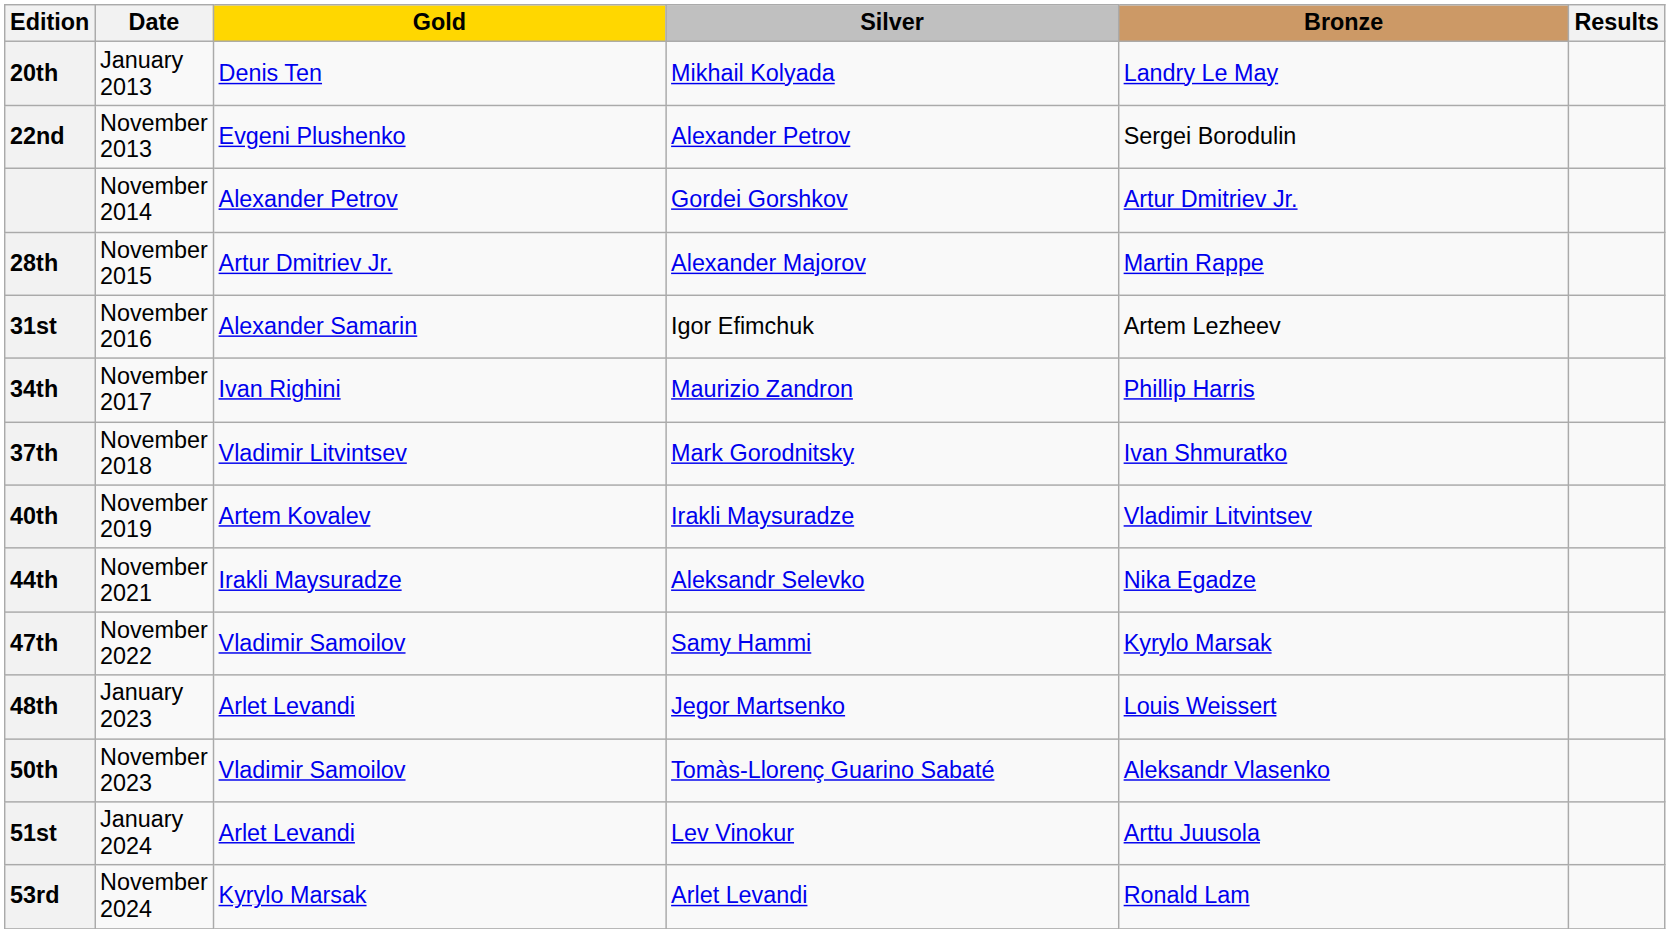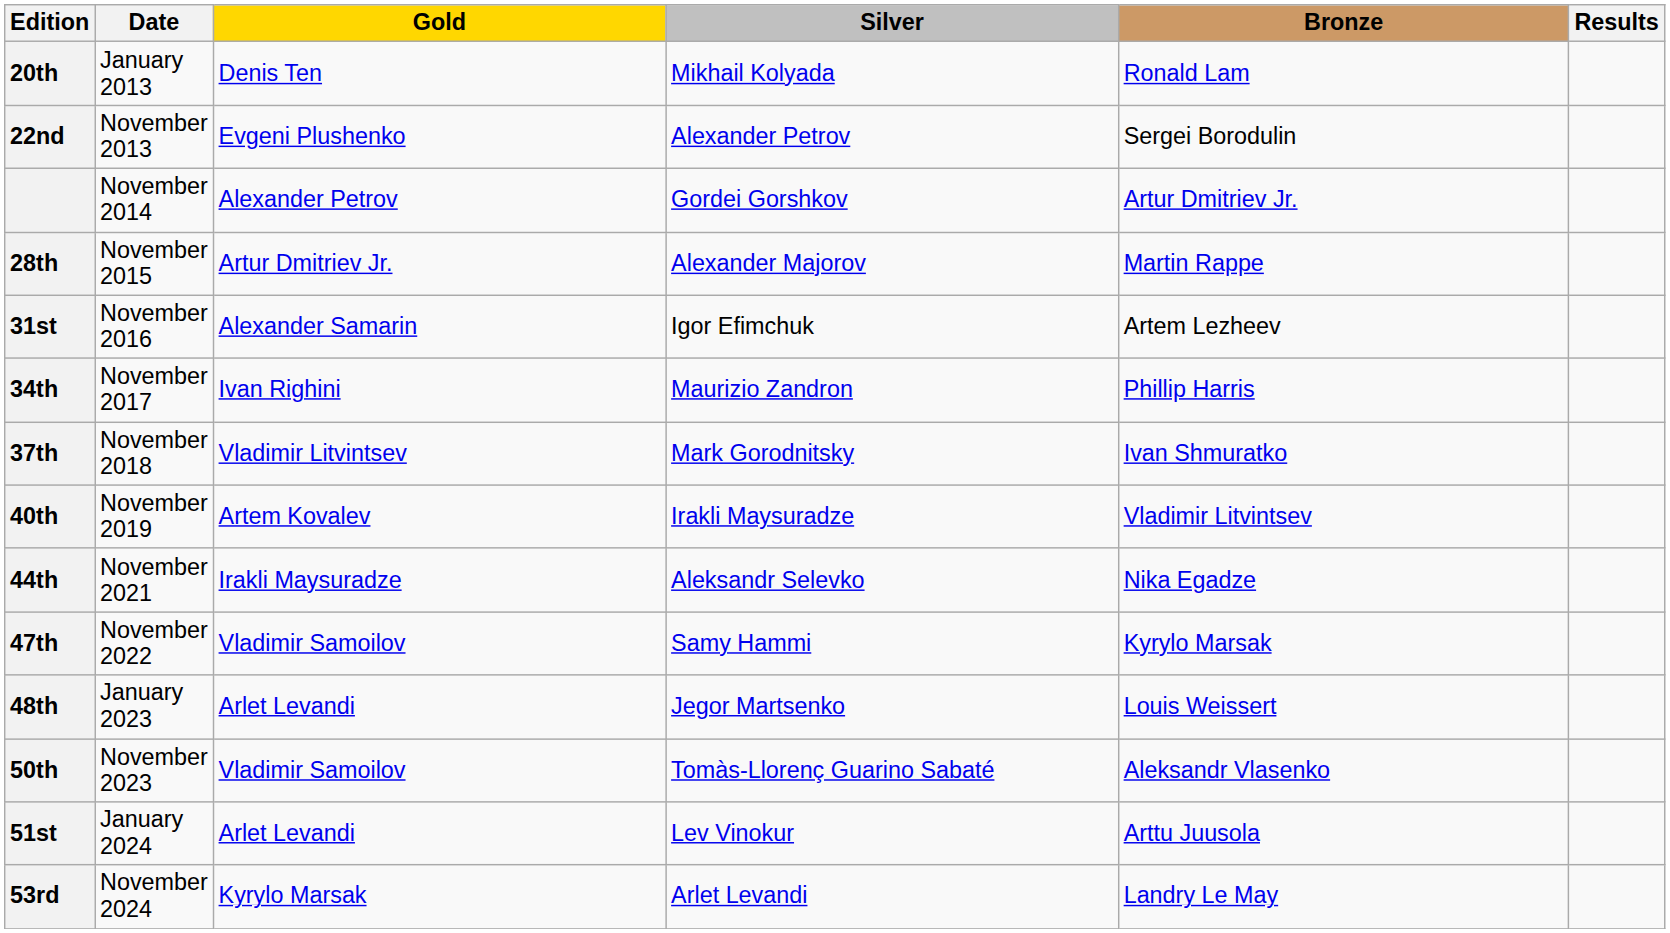(1201, 73) Landry Le May -> (1187, 73) Ronald Lam
(1187, 896) Ronald Lam -> (1201, 896) Landry Le May
